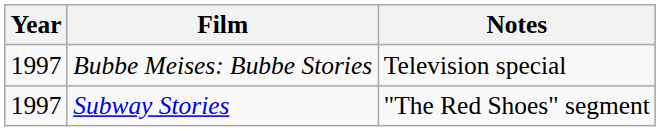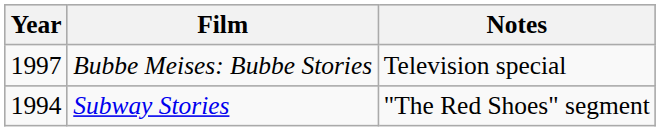(36, 105) 1997 -> (36, 105) 1994
